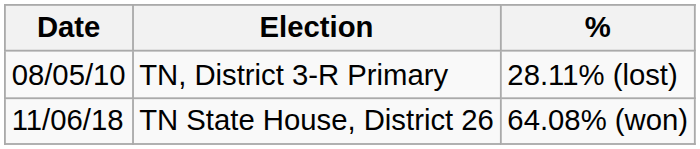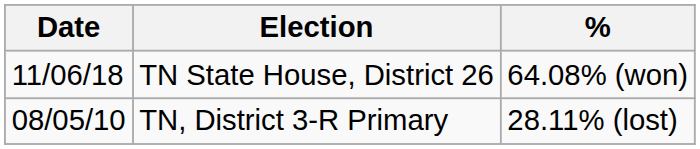rows swapped: (294, 74) <-> (317, 120)
